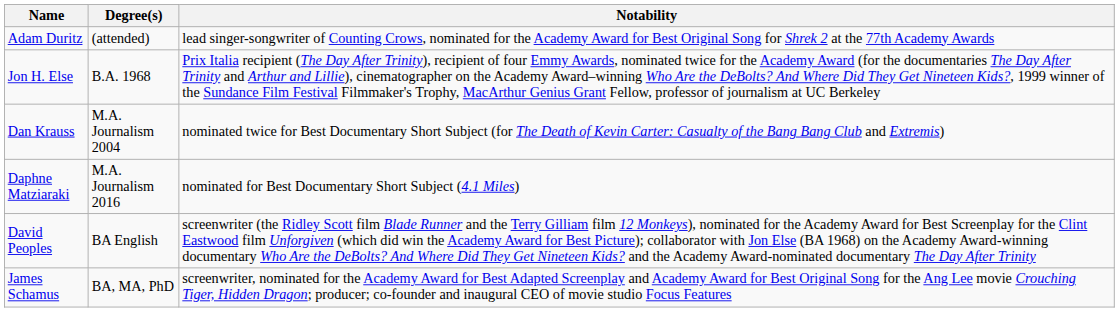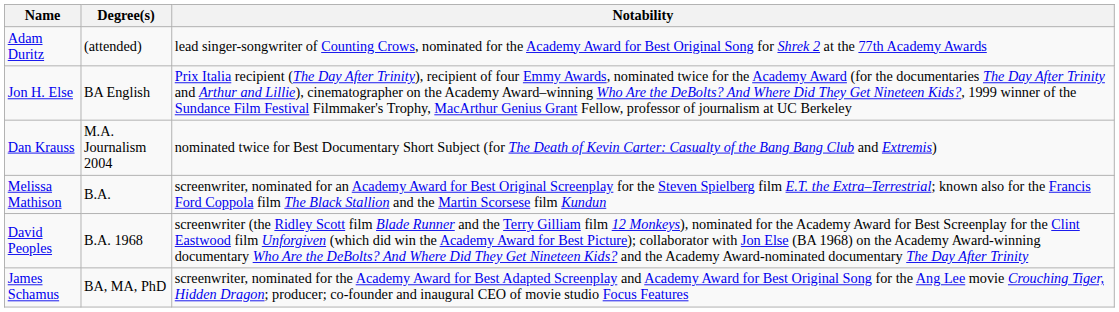(121, 76) B.A. 1968 -> (117, 92) BA English
+ row: (35, 194)
- row: (39, 186)
(125, 240) BA English -> (113, 240) B.A. 1968
